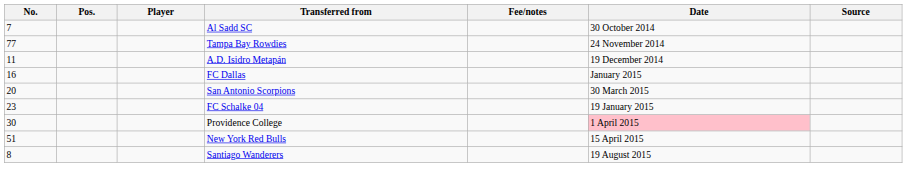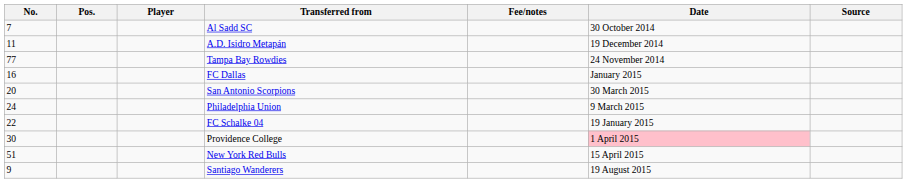rows swapped: (247, 44) <-> (246, 59)
+ row: (244, 107)
(11, 107) 23 -> (11, 123) 22
(9, 154) 8 -> (9, 170) 9
